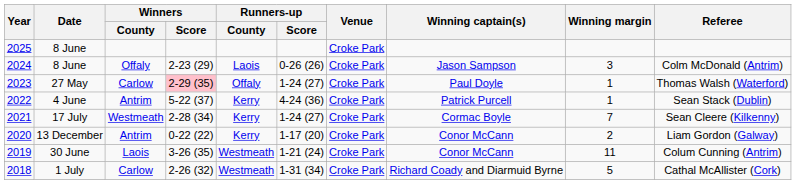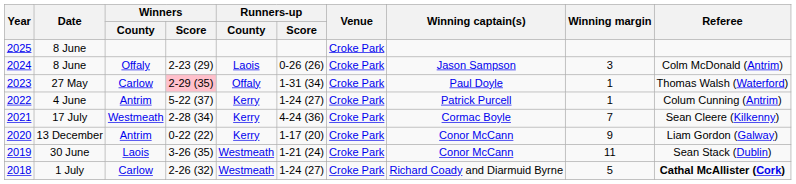(302, 83) 1-24 (27) -> (302, 83) 1-31 (34)
(302, 100) 4-24 (36) -> (302, 100) 1-24 (27)
(722, 100) Sean Stack (Dublin) -> (722, 100) Colum Cunning (Antrim)
(302, 118) 1-24 (27) -> (302, 118) 4-24 (36)
(610, 135) 2 -> (610, 135) 9
(722, 153) Colum Cunning (Antrim) -> (722, 153) Sean Stack (Dublin)
(302, 170) 1-31 (34) -> (302, 170) 1-24 (27)
(722, 170) normal -> (722, 170) bold
